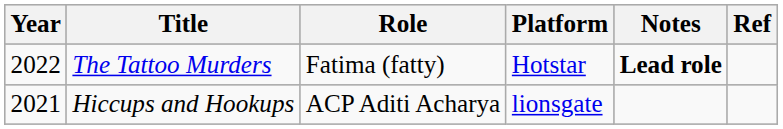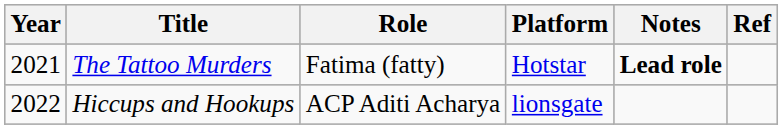(36, 64) 2022 -> (36, 64) 2021
(36, 104) 2021 -> (36, 104) 2022
